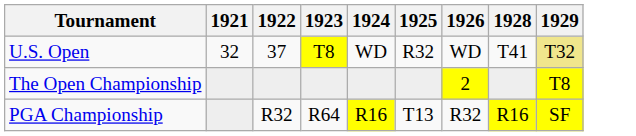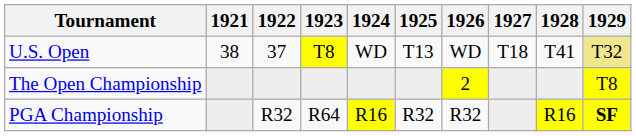+ column: (513, 20)
(230, 52) 32 -> (230, 52) 38
(418, 52) R32 -> (418, 52) T13
(418, 115) T13 -> (418, 115) R32
(560, 115) normal -> (607, 115) bold
